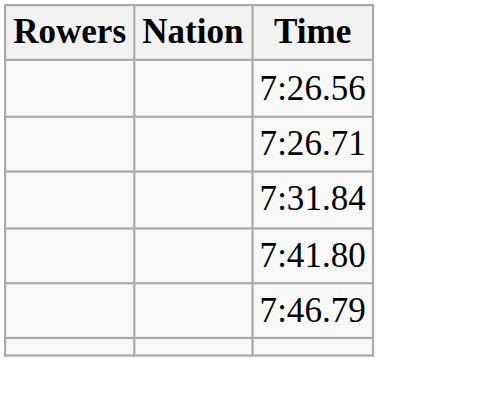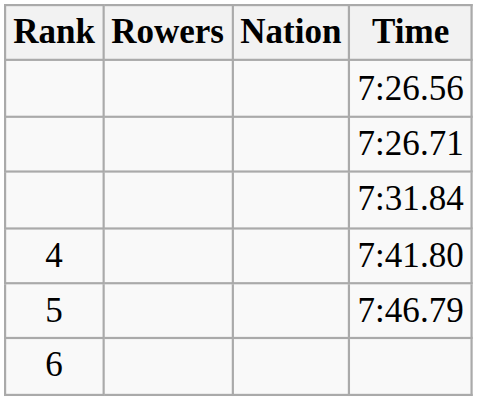+ column: (54, 32)
